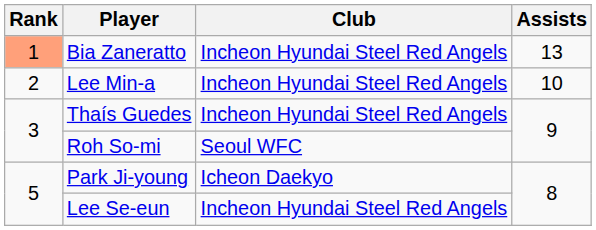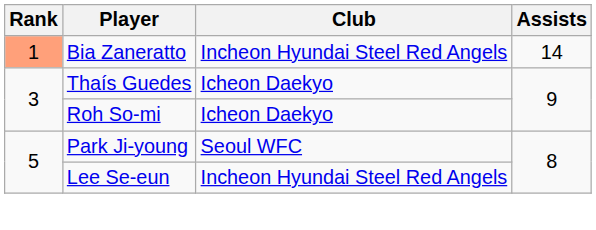(552, 51) 13 -> (552, 51) 14
- row: (111, 83)
(354, 114) Incheon Hyundai Steel Red Angels -> (267, 83) Icheon Daekyo
(251, 146) Seoul WFC -> (267, 114) Icheon Daekyo
(267, 177) Icheon Daekyo -> (251, 146) Seoul WFC
